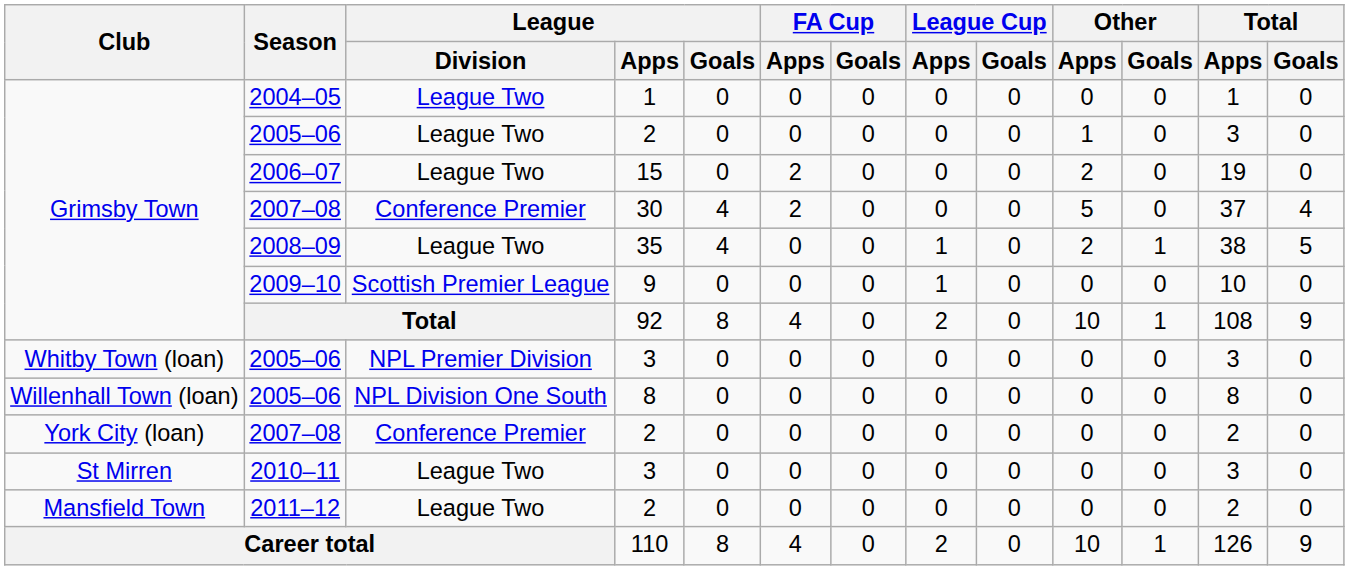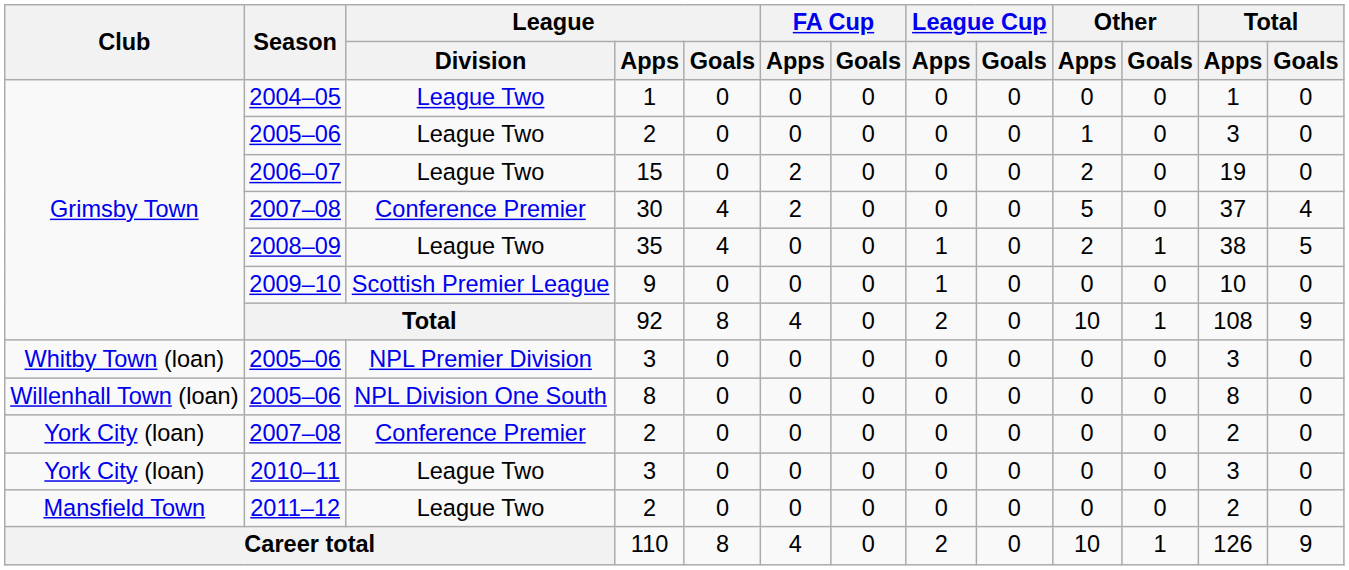(124, 470) St Mirren -> (124, 470) York City (loan)
